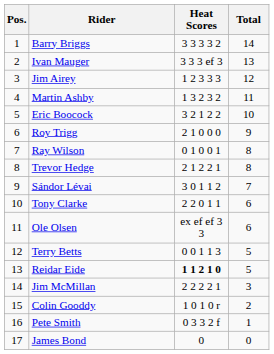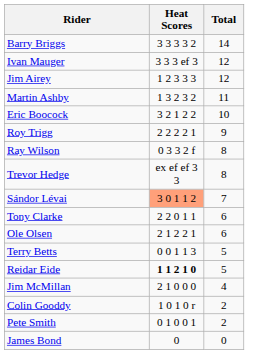- column: (17, 19)
(249, 61) 13 -> (224, 61) 12
(201, 132) 2 1 0 0 0 -> (177, 132) 2 2 2 2 1
(201, 150) 0 1 0 0 1 -> (177, 150) 0 3 3 2 f
(201, 168) 2 1 2 2 1 -> (177, 174) ex ef ef 3 3
(201, 185) no background -> (177, 198) lightsalmon background
(201, 227) ex ef ef 3 3 -> (177, 233) 2 1 2 2 1
(201, 287) 2 2 2 2 1 -> (177, 287) 2 1 0 0 0
(249, 287) 3 -> (224, 287) 4
(201, 322) 0 3 3 2 f -> (177, 322) 0 1 0 0 1
(249, 322) 1 -> (224, 322) 2
